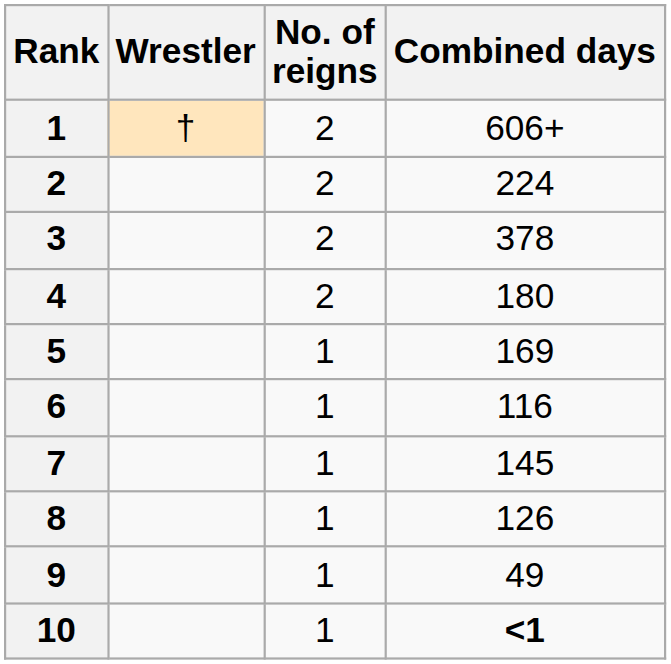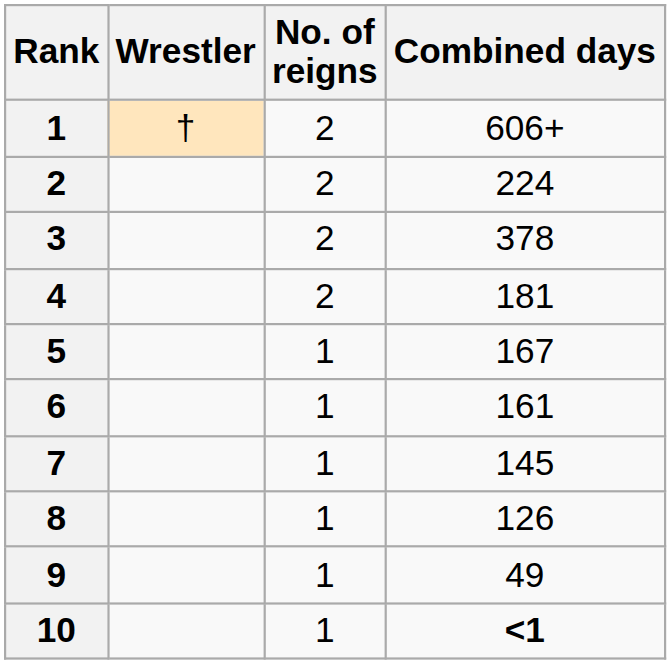(525, 295) 180 -> (525, 295) 181
(525, 351) 169 -> (525, 351) 167
(525, 406) 116 -> (525, 406) 161
